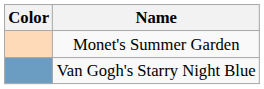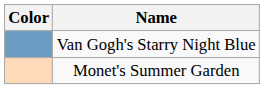rows swapped: (156, 70) <-> (156, 44)
